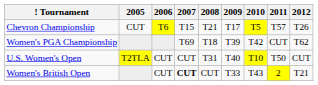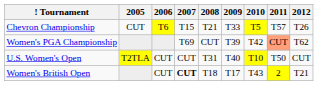(233, 27) T17 -> (233, 27) T33
(210, 42) T18 -> (210, 42) CUT
(278, 42) no background -> (278, 42) lightsalmon background
(210, 73) CUT -> (210, 73) T18
(233, 73) T33 -> (233, 73) T17
